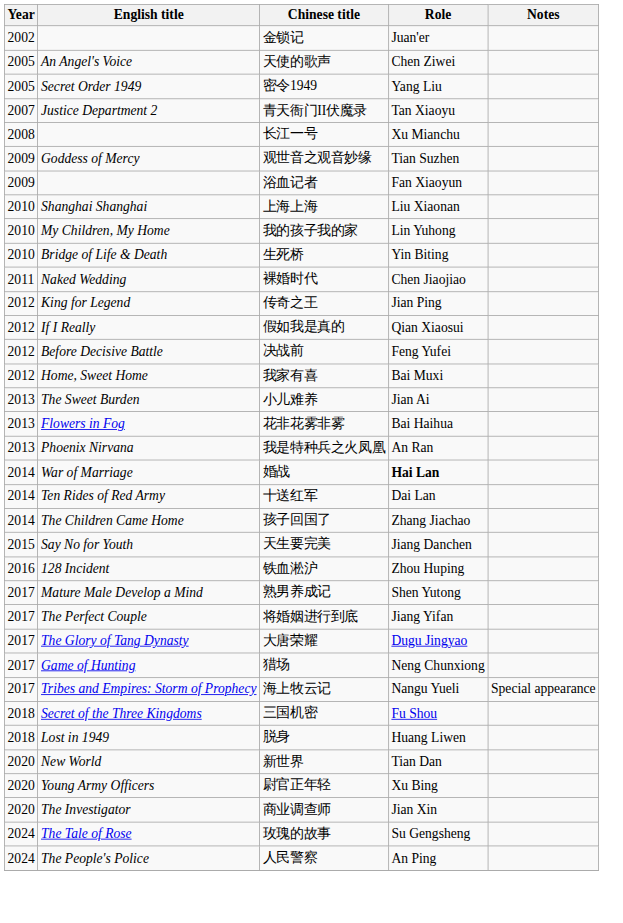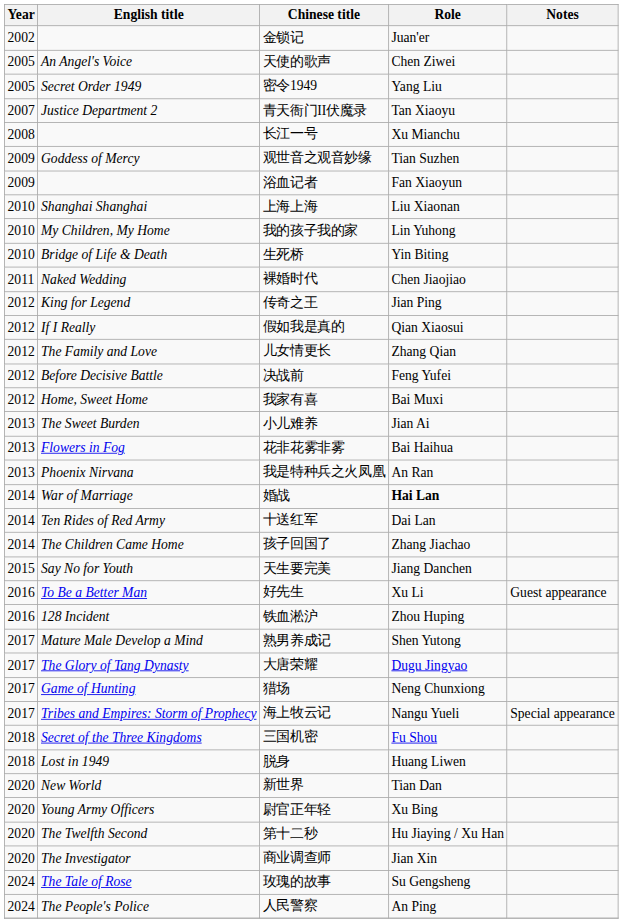+ row: (297, 351)
+ row: (283, 592)
- row: (310, 616)
+ row: (290, 833)
